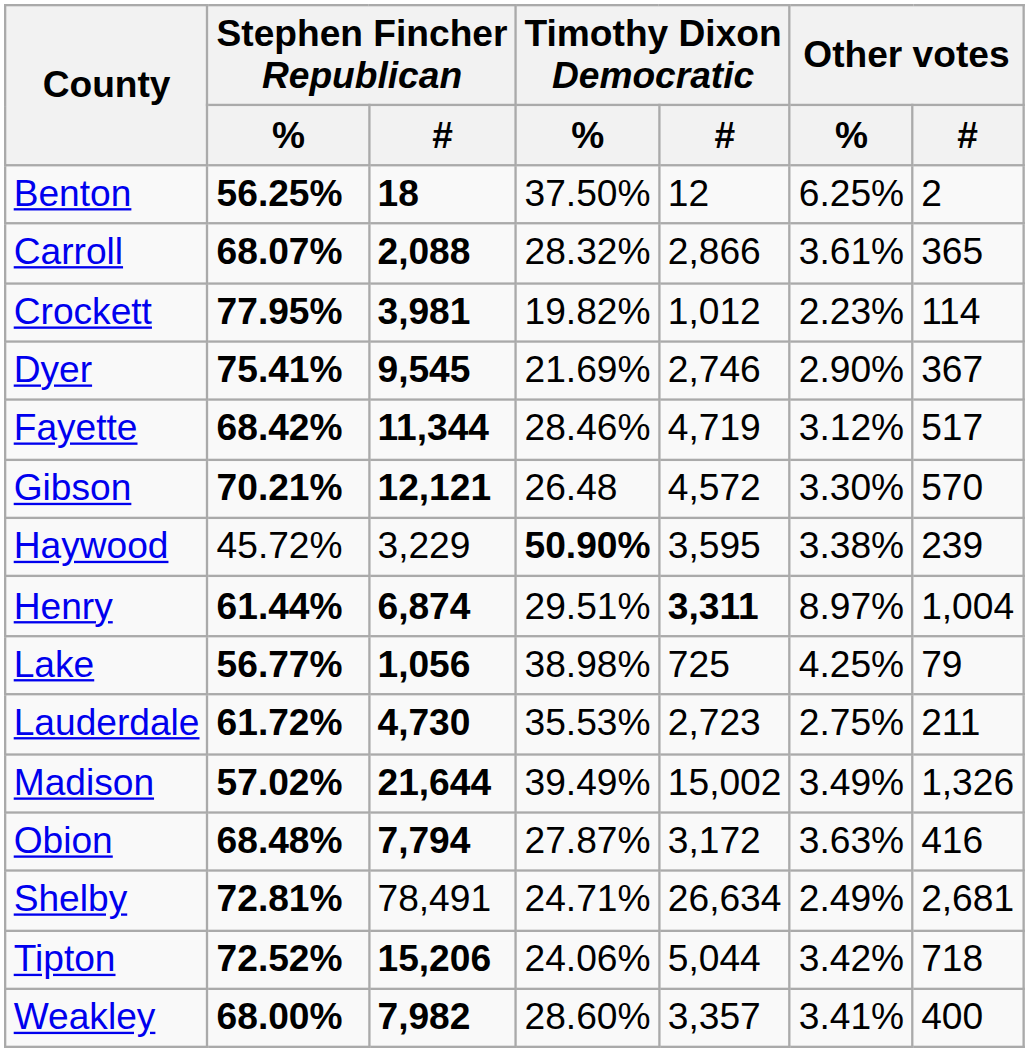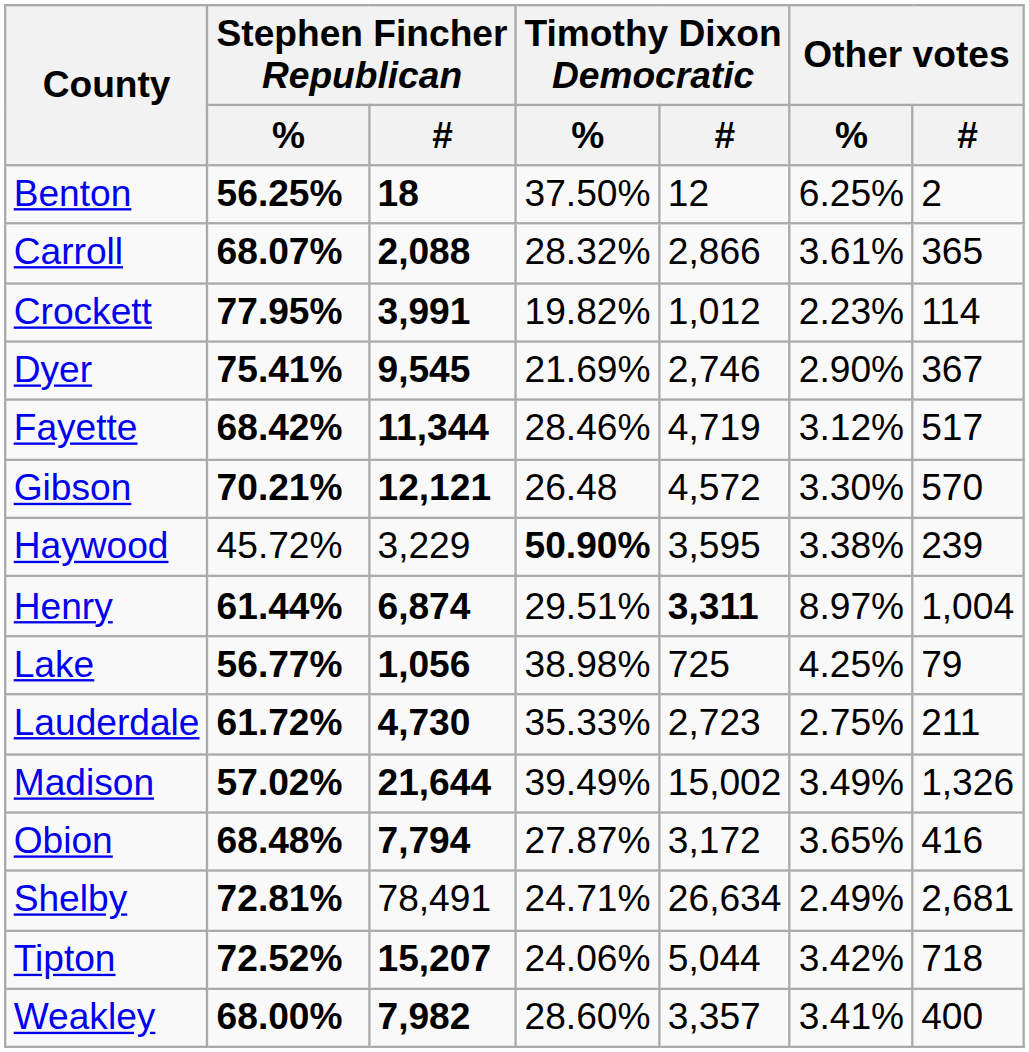(424, 311) 3,981 -> (424, 311) 3,991
(587, 723) 35.53% -> (587, 723) 35.33%
(851, 841) 3.63% -> (851, 841) 3.65%
(434, 958) 15,206 -> (434, 958) 15,207
